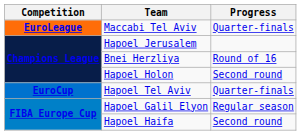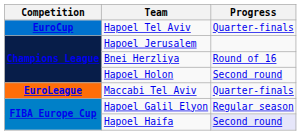rows swapped: (150, 28) <-> (147, 91)
(248, 122) no background -> (248, 122) lavender background
